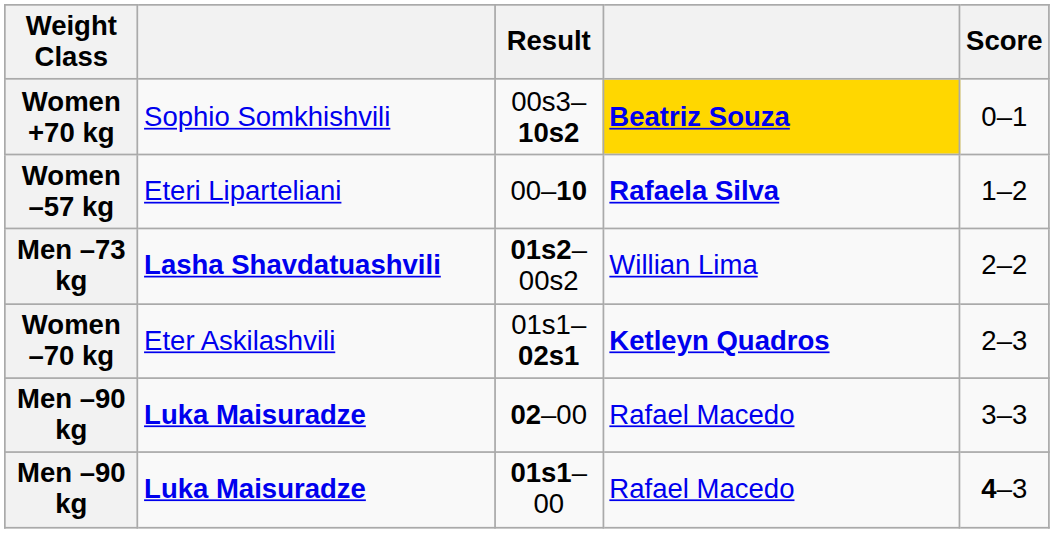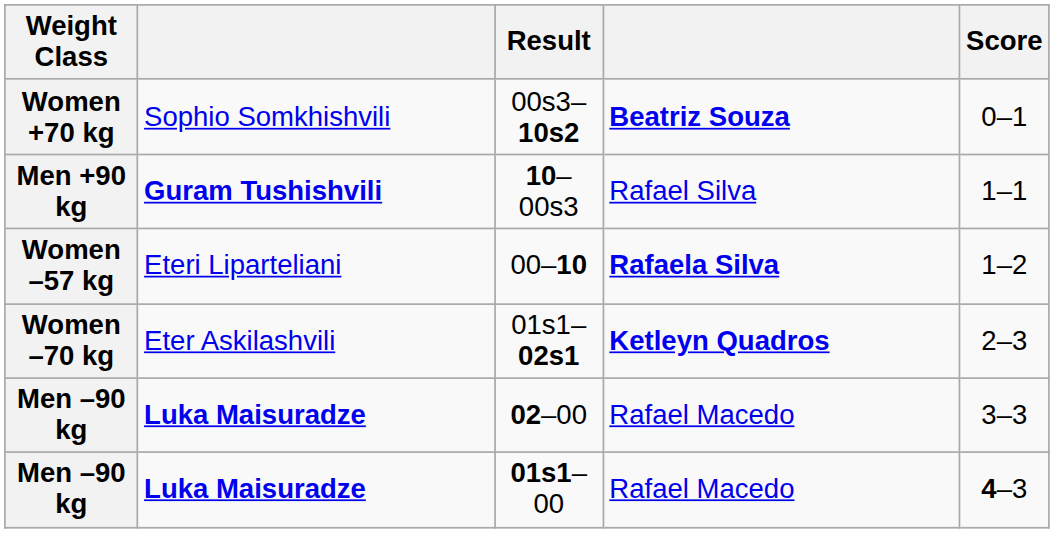(700, 116) gold background -> (700, 116) no background
+ row: (549, 191)
- row: (549, 265)
